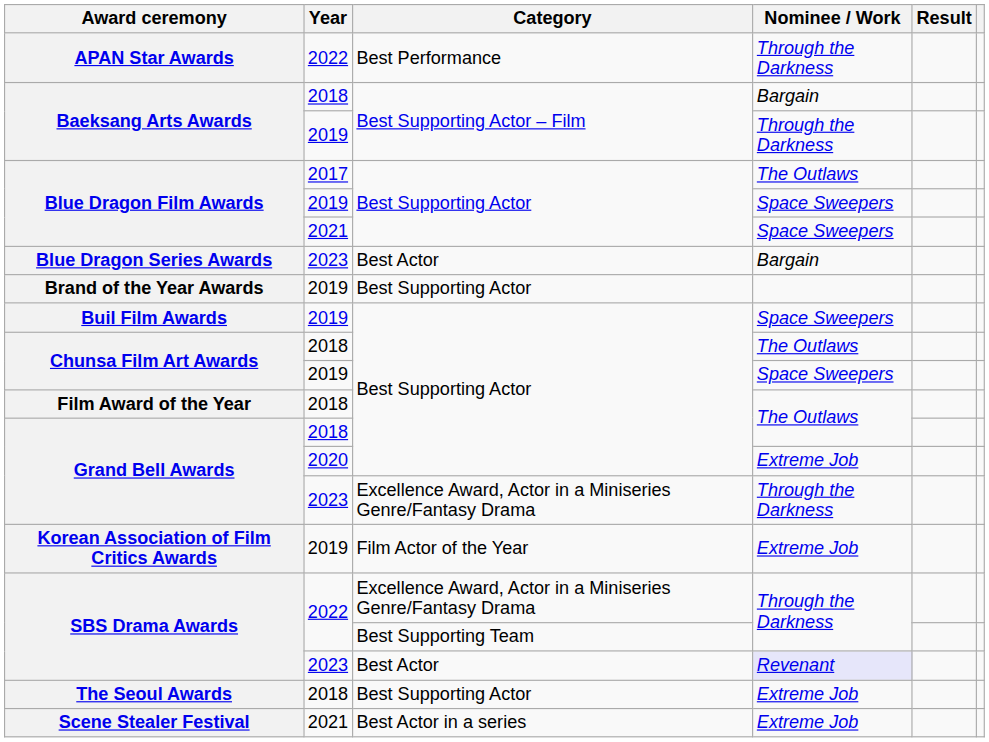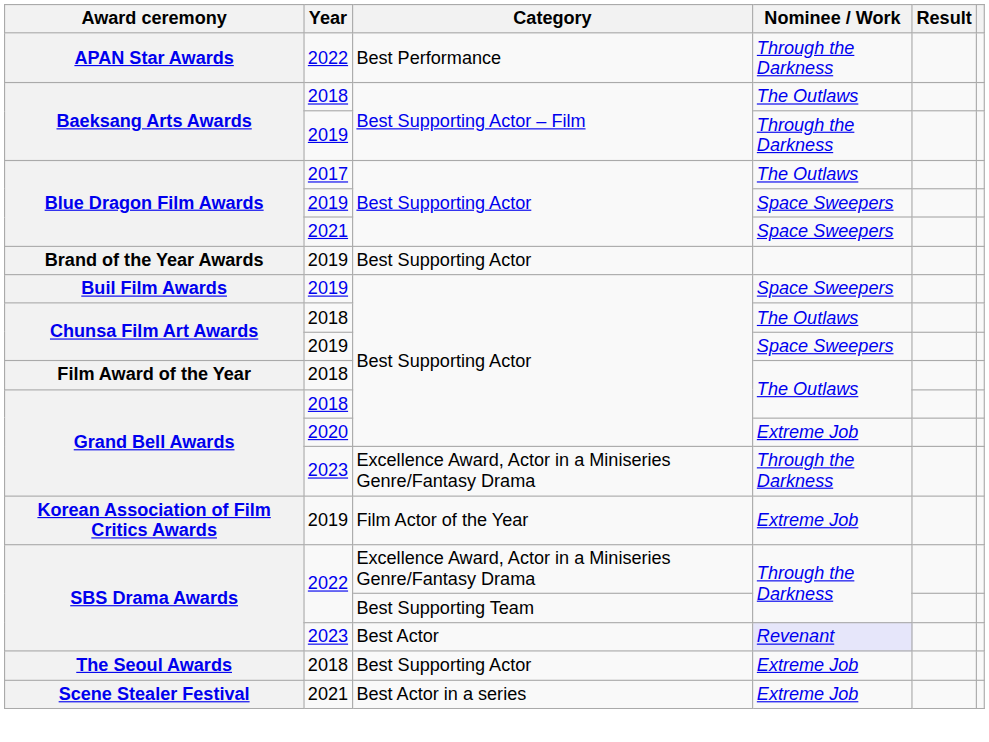(788, 96) Bargain -> (808, 96) The Outlaws
- row: (154, 260)
